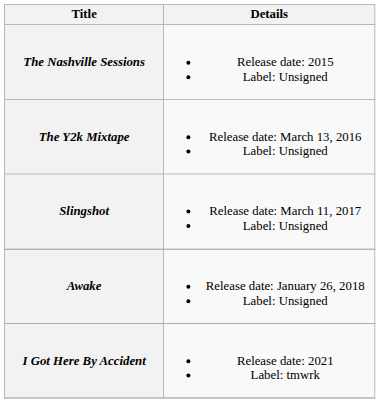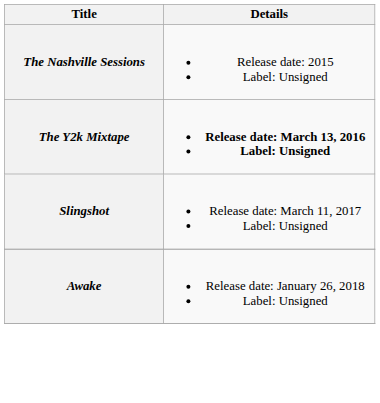(269, 144) normal -> (269, 144) bold
- row: (84, 360)
